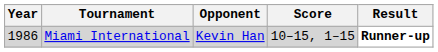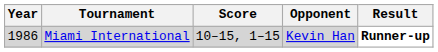columns swapped: (230, 15) <-> (313, 15)
